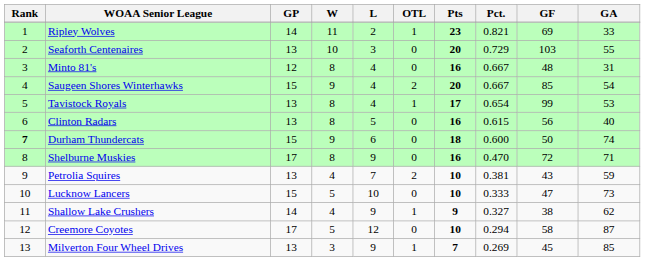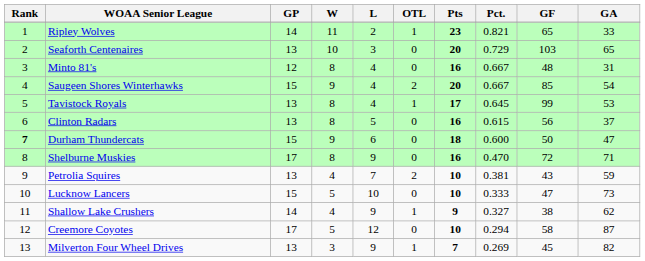(547, 31) 69 -> (547, 31) 65
(609, 49) 55 -> (609, 49) 65
(496, 103) 0.654 -> (496, 103) 0.645
(609, 121) 40 -> (609, 121) 37
(609, 139) 74 -> (609, 139) 47
(609, 247) 85 -> (609, 247) 82
